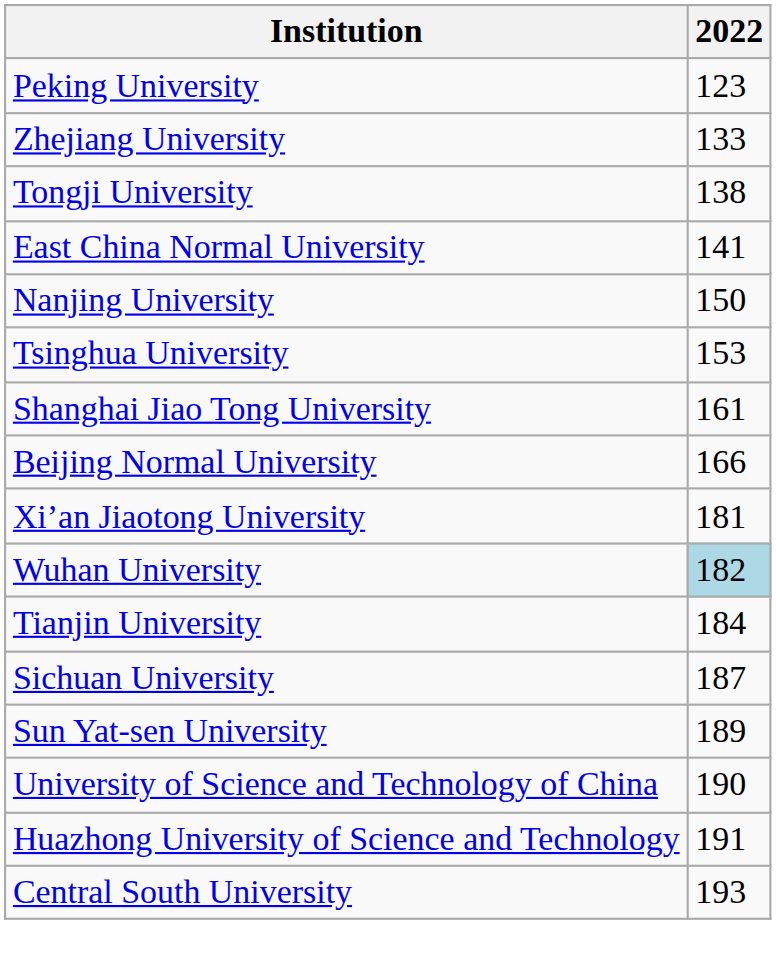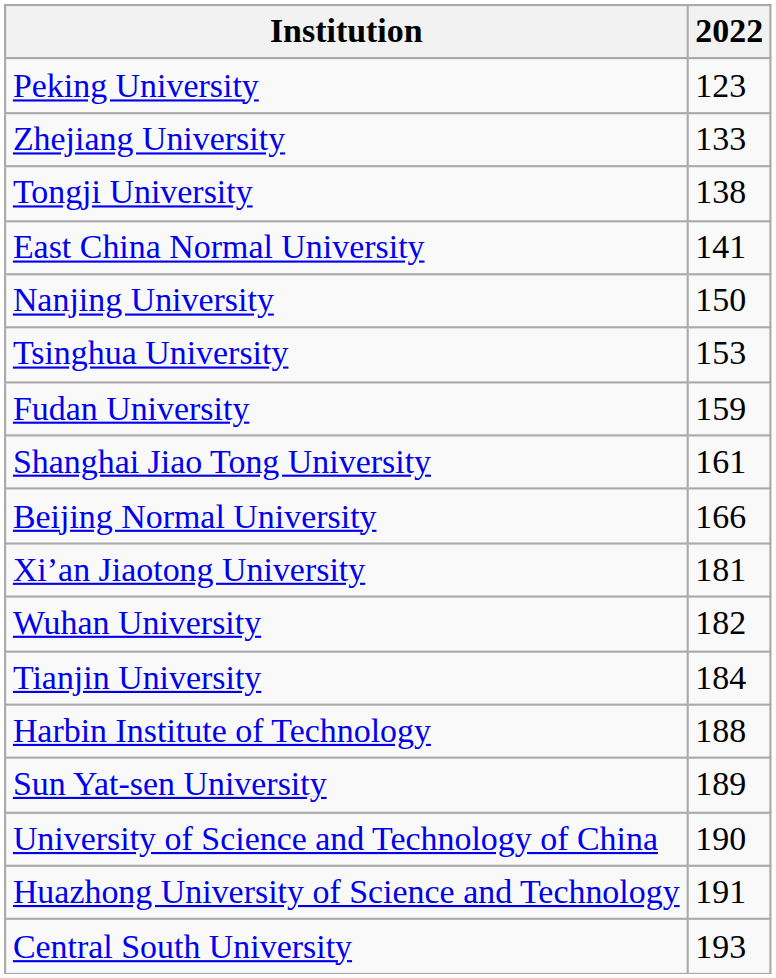+ row: (131, 407)
(721, 569) lightblue background -> (721, 623) no background
- row: (143, 676)
+ row: (222, 730)
